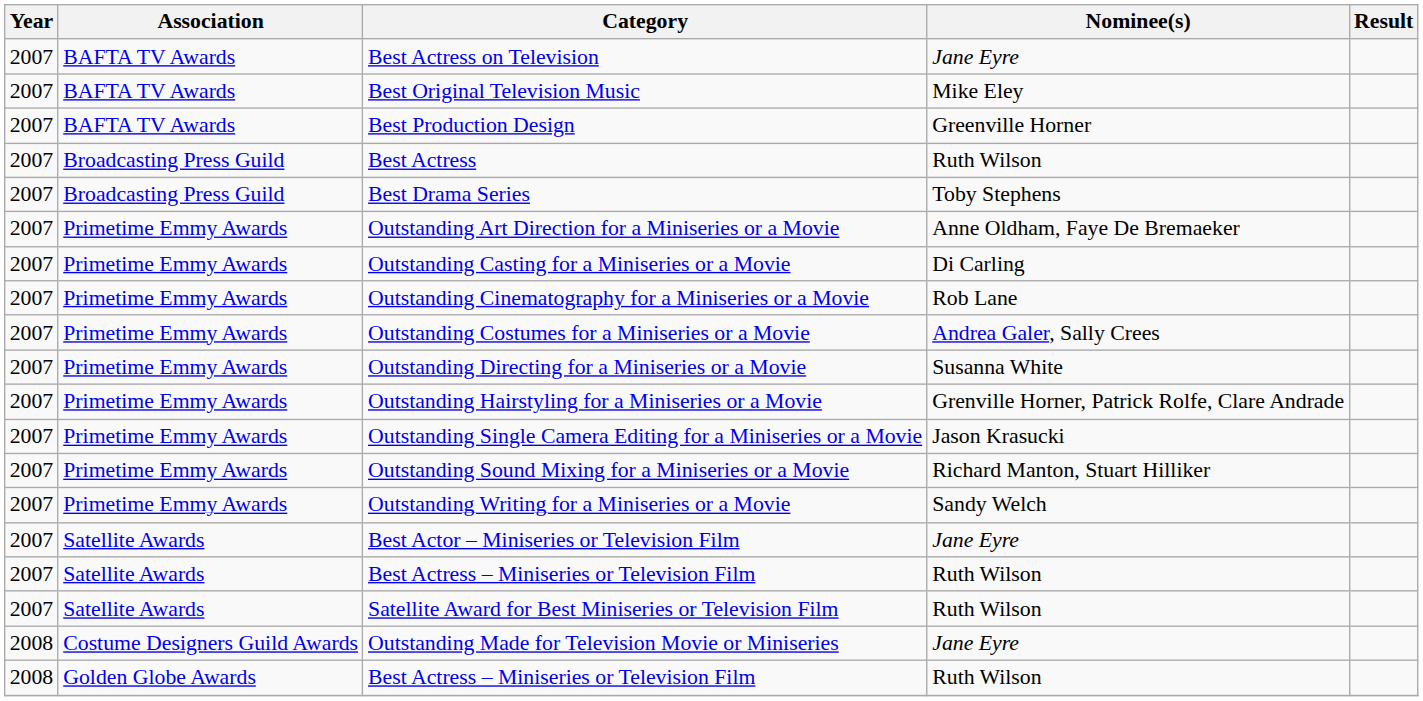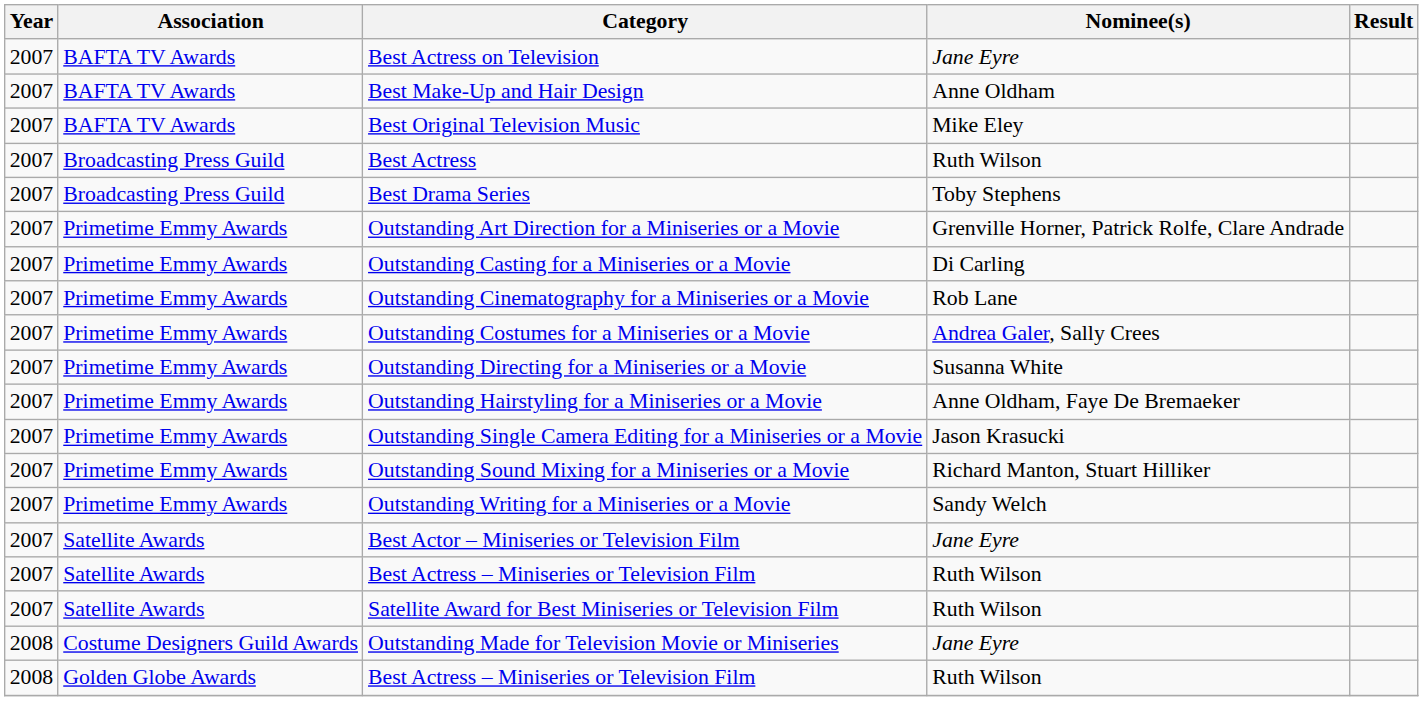+ row: (149, 90)
- row: (149, 125)
(1086, 228) Anne Oldham, Faye De Bremaeker -> (1138, 228) Grenville Horner, Patrick Rolfe, Clare Andrade
(1138, 401) Grenville Horner, Patrick Rolfe, Clare Andrade -> (1086, 401) Anne Oldham, Faye De Bremaeker
